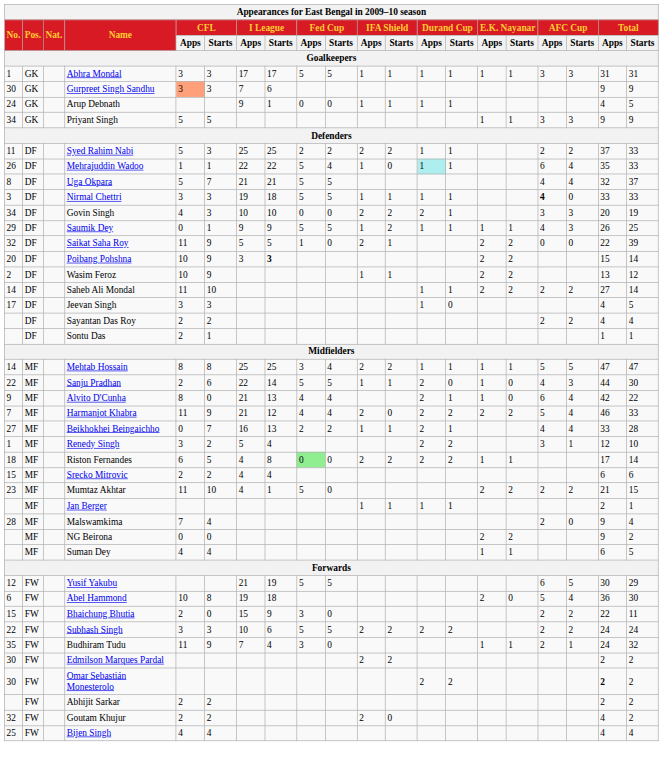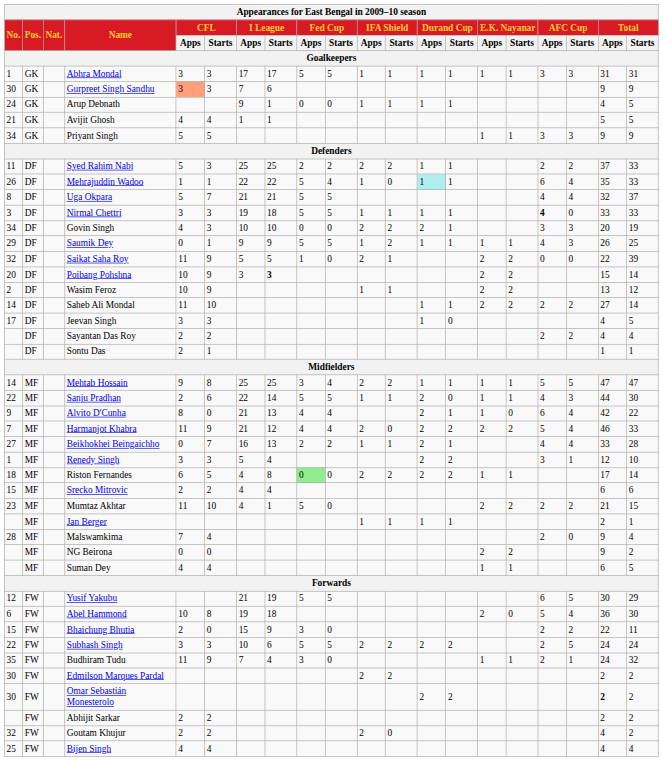+ row: (91, 120)
(181, 367) 8 -> (181, 383) 9
(511, 383) 0 -> (511, 398) 1
(209, 444) 2 -> (209, 460) 3
(571, 630) 2 -> (571, 645) 5
